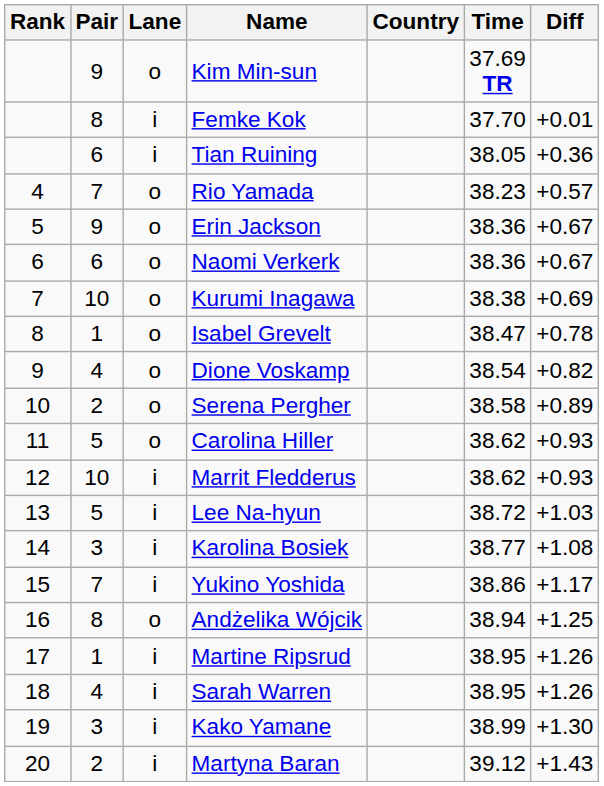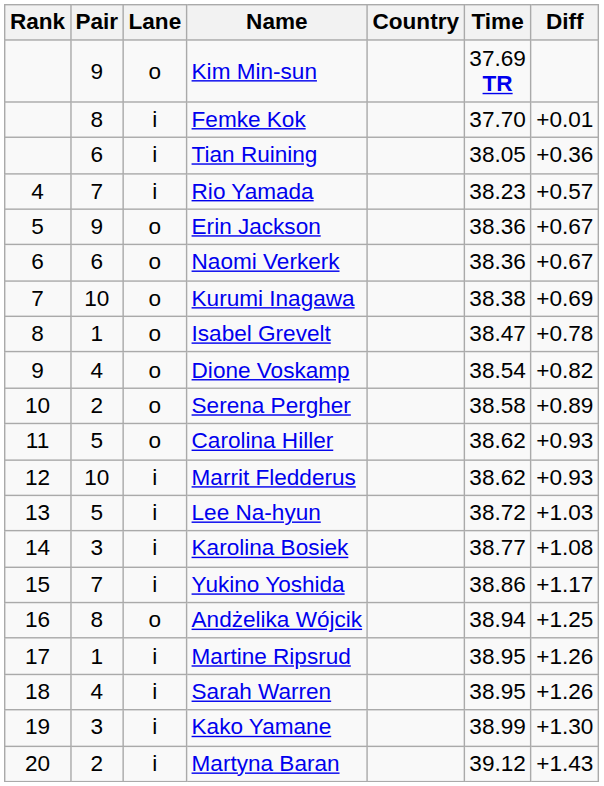(155, 190) o -> (155, 190) i
